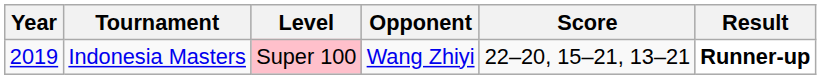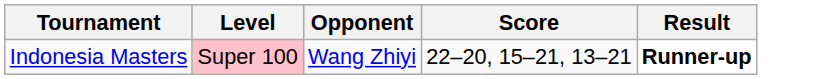- column: (34, 22)
